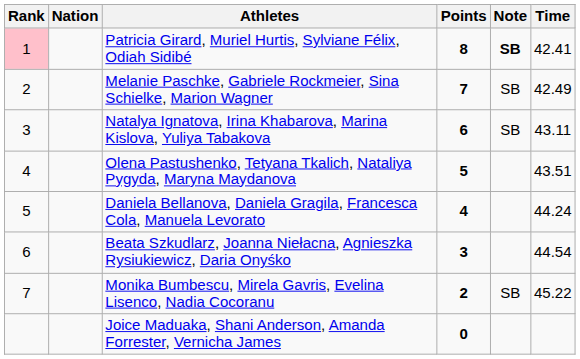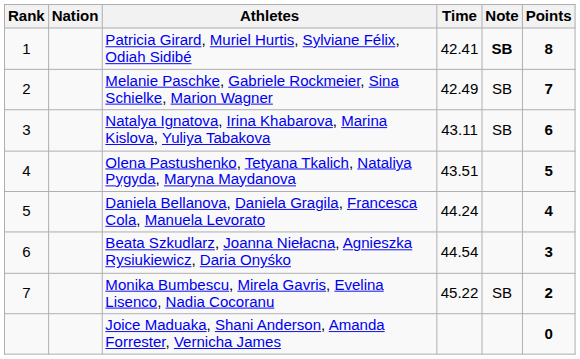columns swapped: (553, 16) <-> (464, 16)
(26, 48) pink background -> (26, 48) no background
